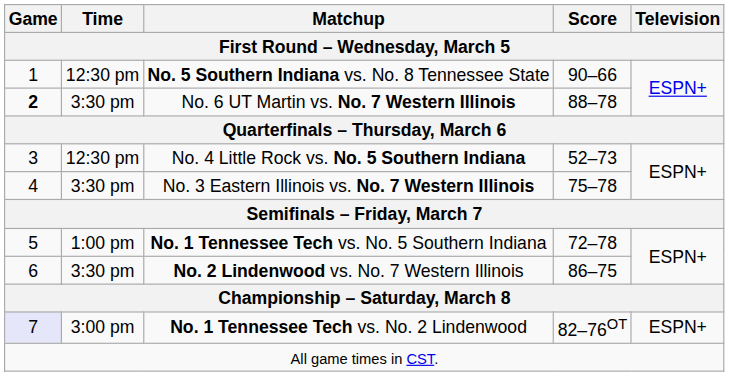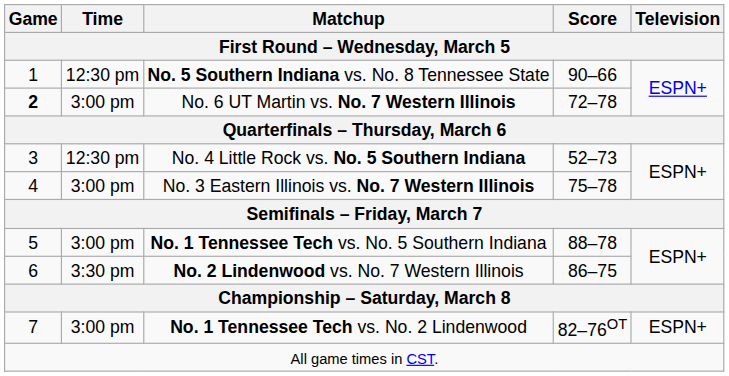(103, 102) 3:30 pm -> (103, 102) 3:00 pm
(592, 102) 88–78 -> (592, 102) 72–78
(103, 186) 3:30 pm -> (103, 186) 3:00 pm
(103, 242) 1:00 pm -> (103, 242) 3:00 pm
(592, 242) 72–78 -> (592, 242) 88–78
(33, 328) lavender background -> (33, 328) no background
